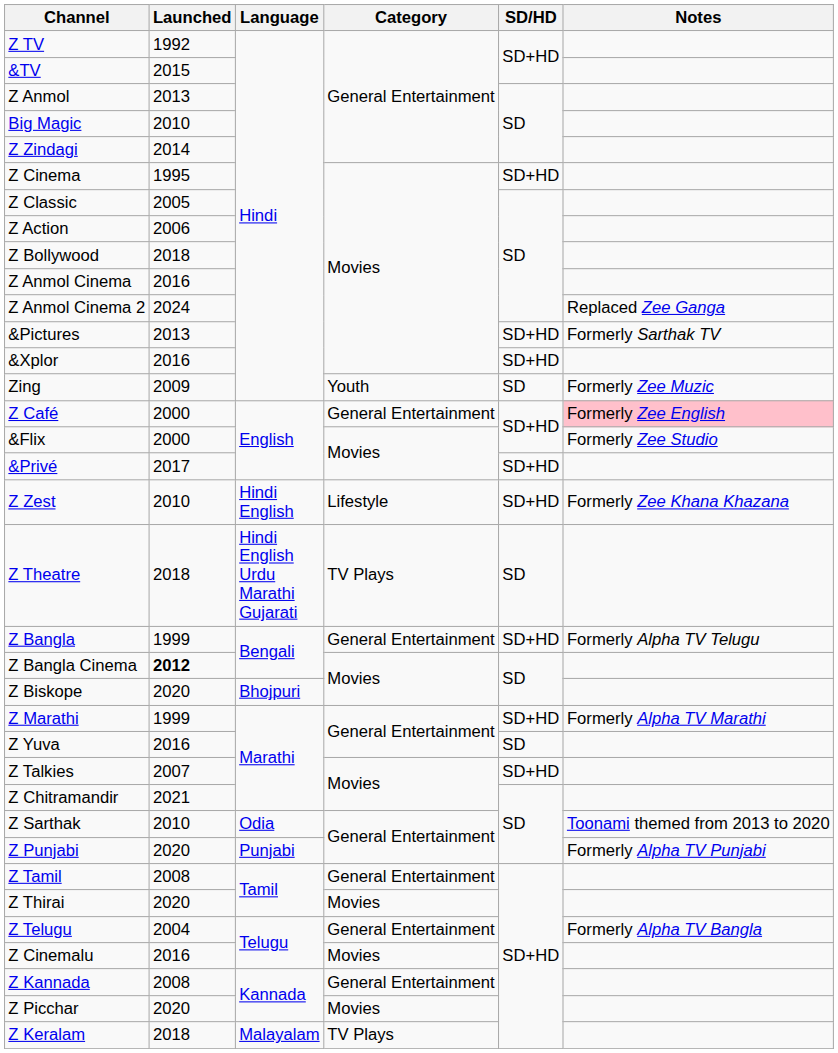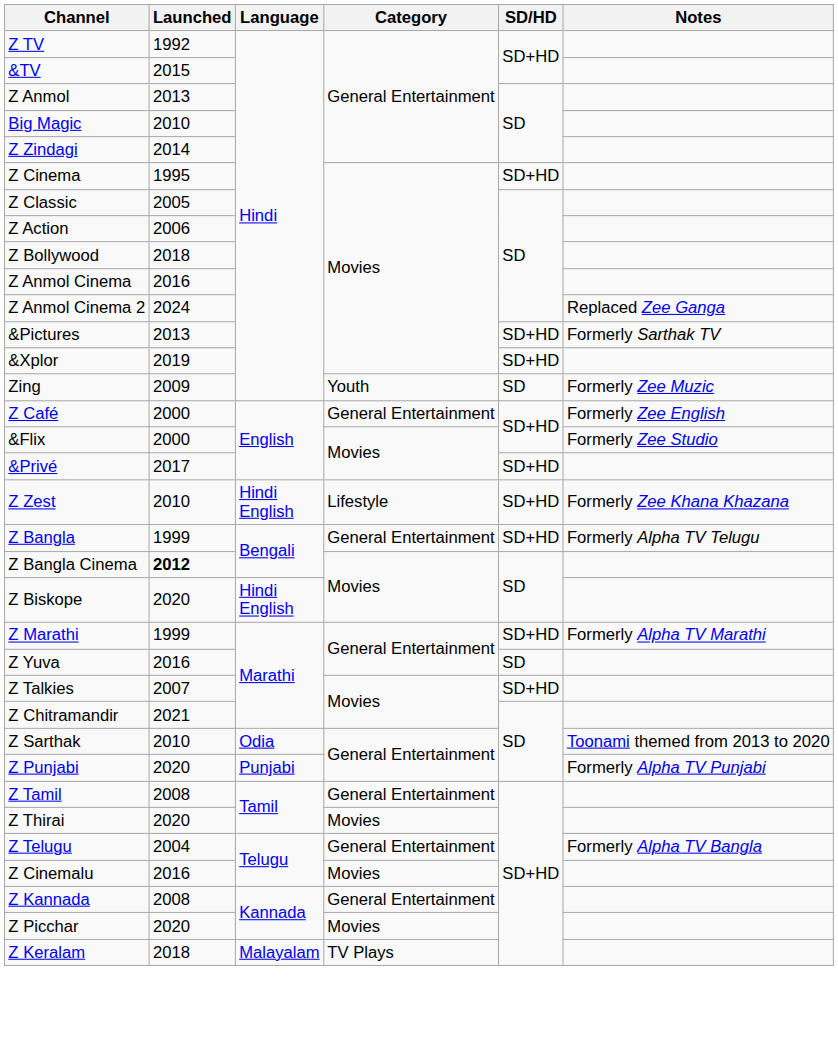(171, 360) 2016 -> (171, 360) 2019
(646, 413) pink background -> (646, 413) no background
- row: (44, 575)
(270, 691) Bhojpuri -> (266, 599) Hindi English
